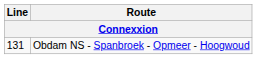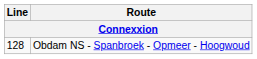(15, 45) 131 -> (15, 45) 128
